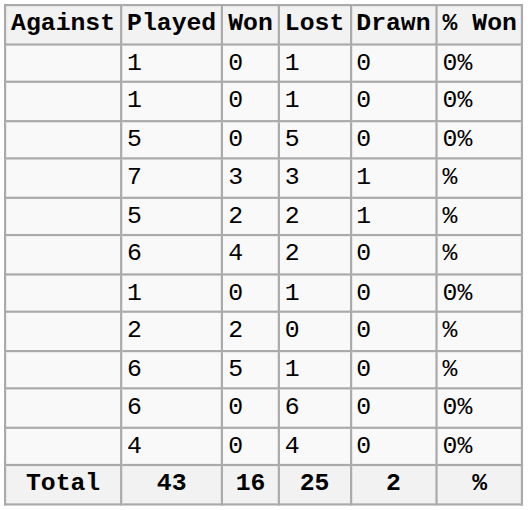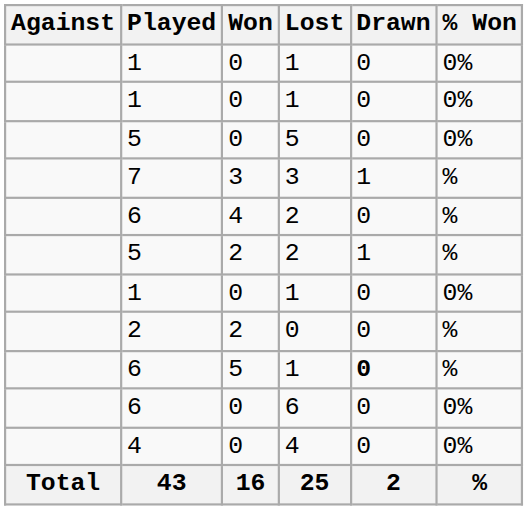rows swapped: (135, 255) <-> (135, 216)
(364, 369) normal -> (364, 369) bold
